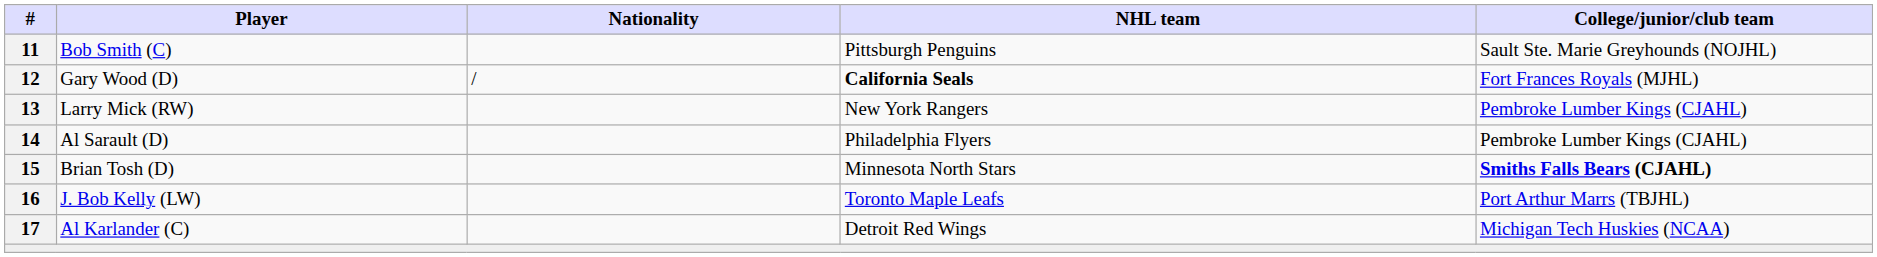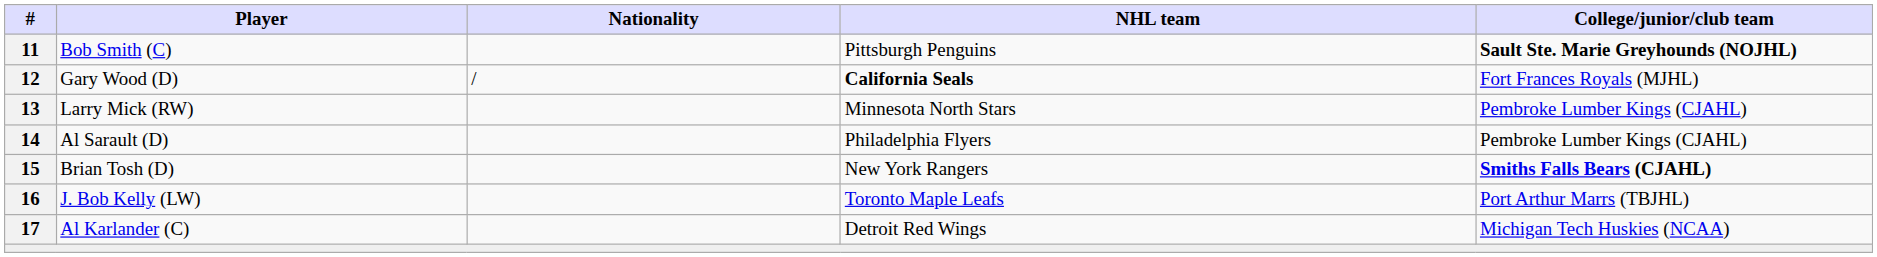(1628, 49) normal -> (1638, 49) bold
(916, 109) New York Rangers -> (930, 109) Minnesota North Stars
(930, 169) Minnesota North Stars -> (916, 169) New York Rangers
